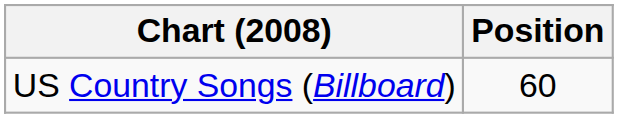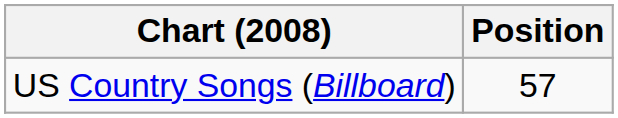(538, 84) 60 -> (538, 84) 57
